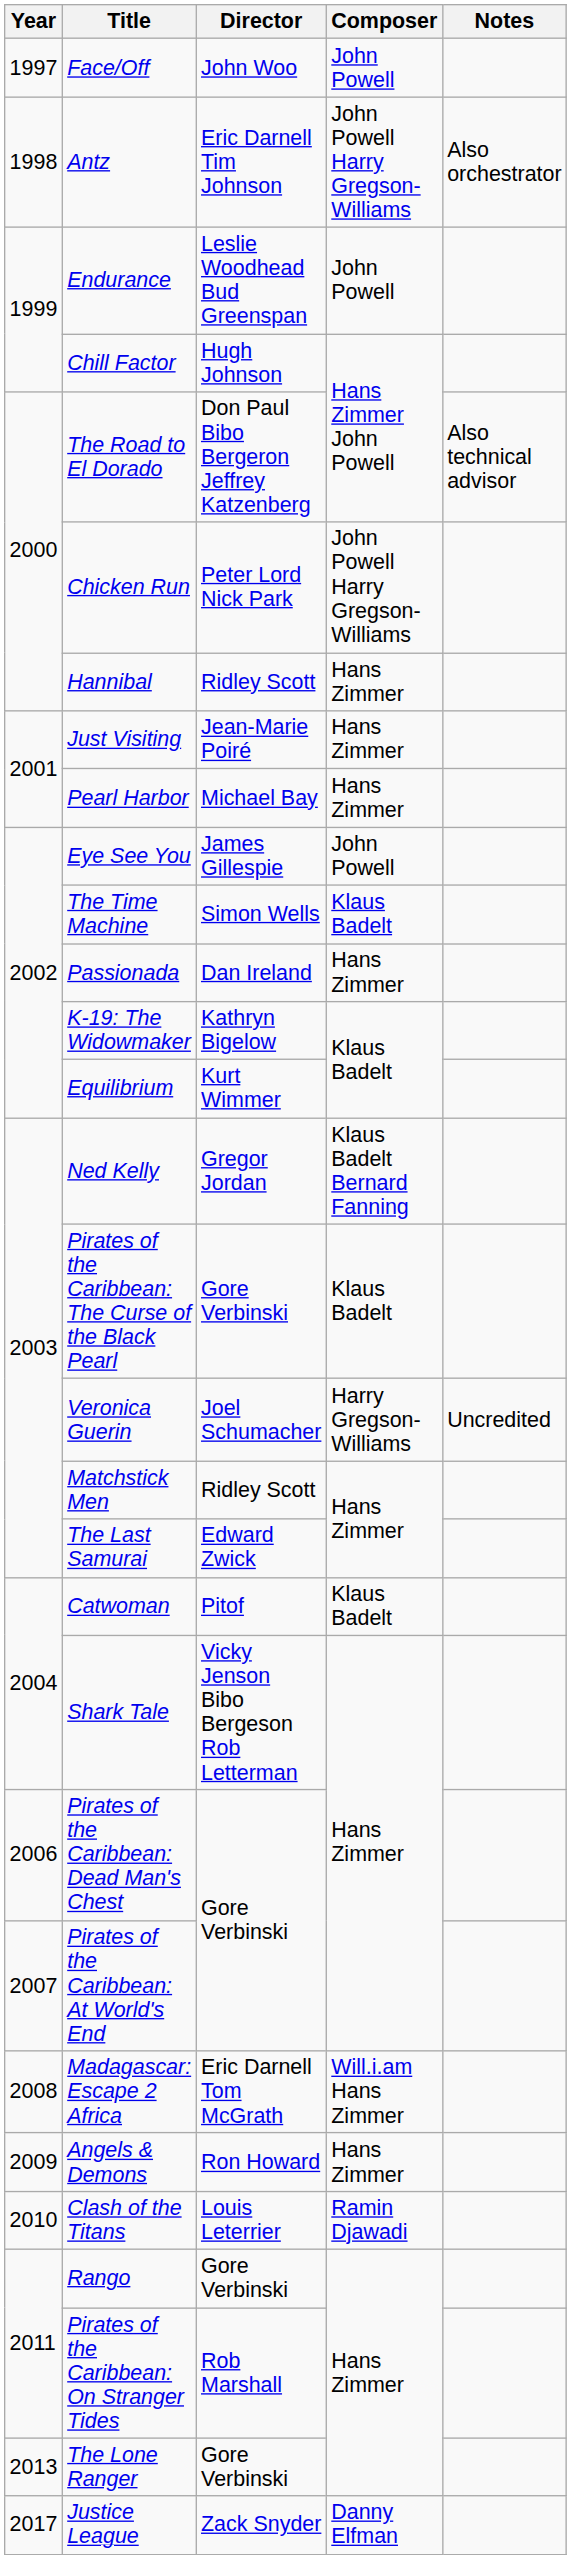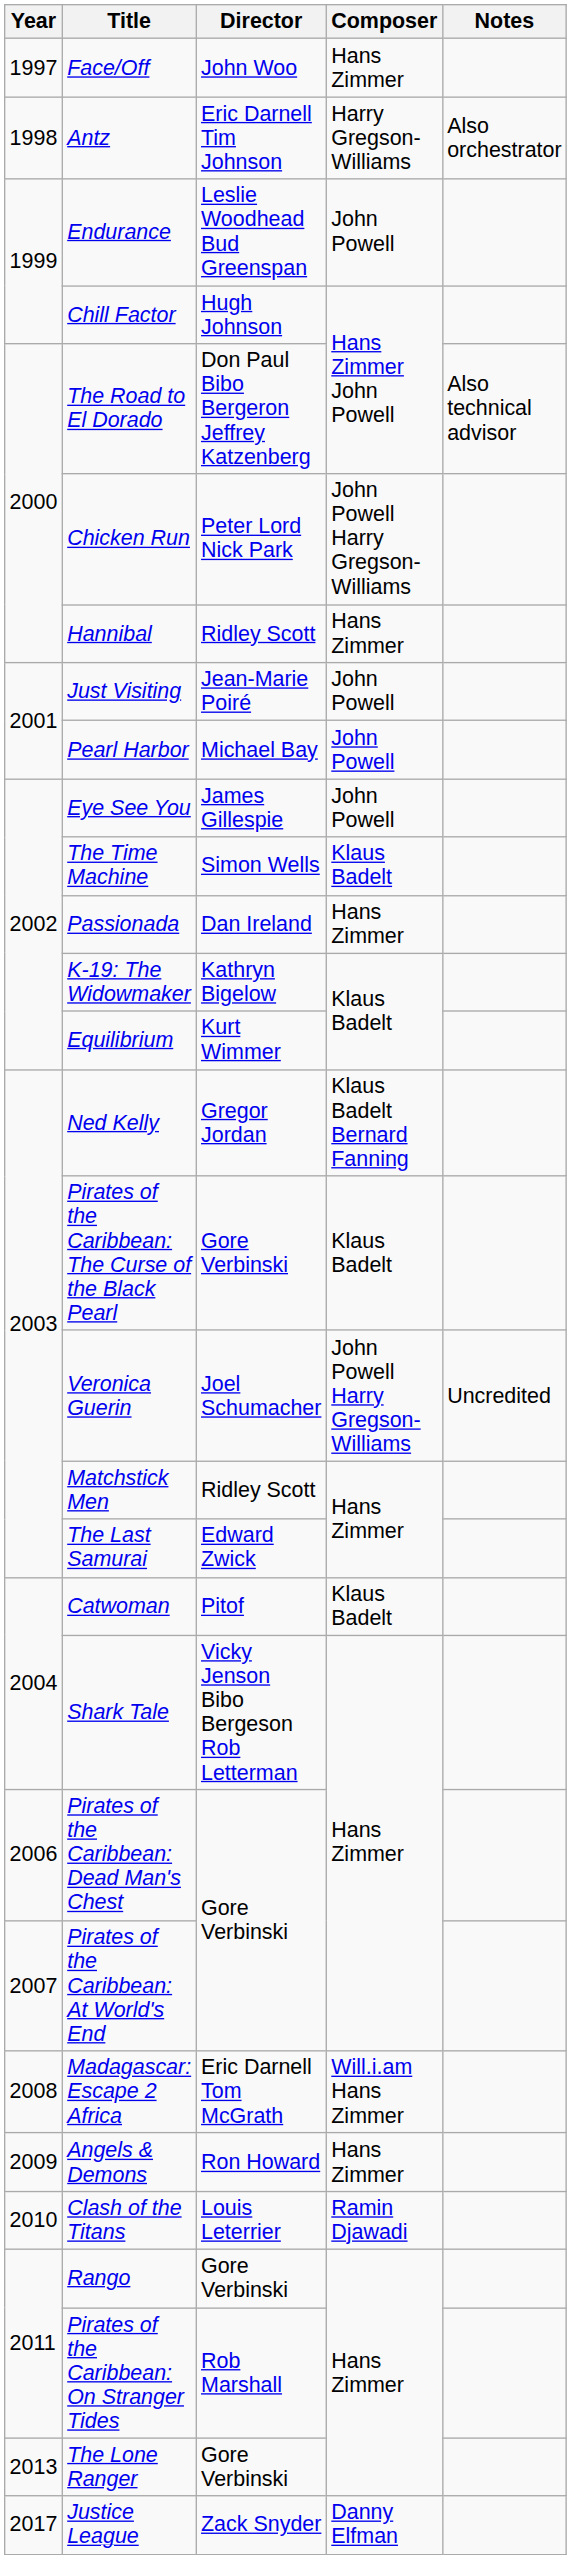(363, 67) John Powell -> (368, 67) Hans Zimmer
(376, 161) John Powell Harry Gregson-Williams -> (376, 137) Harry Gregson-Williams
(368, 739) Hans Zimmer -> (363, 691) John Powell
(368, 797) Hans Zimmer -> (363, 749) John Powell
(376, 1419) Harry Gregson-Williams -> (376, 1395) John Powell Harry Gregson-Williams
